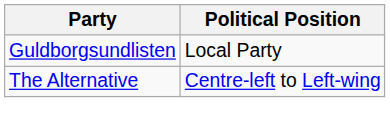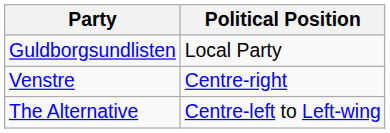+ row: (42, 81)
